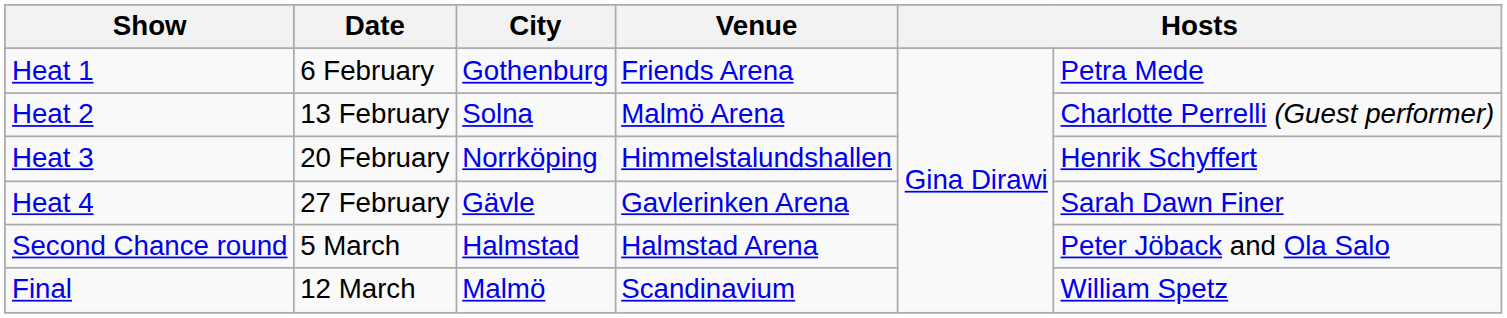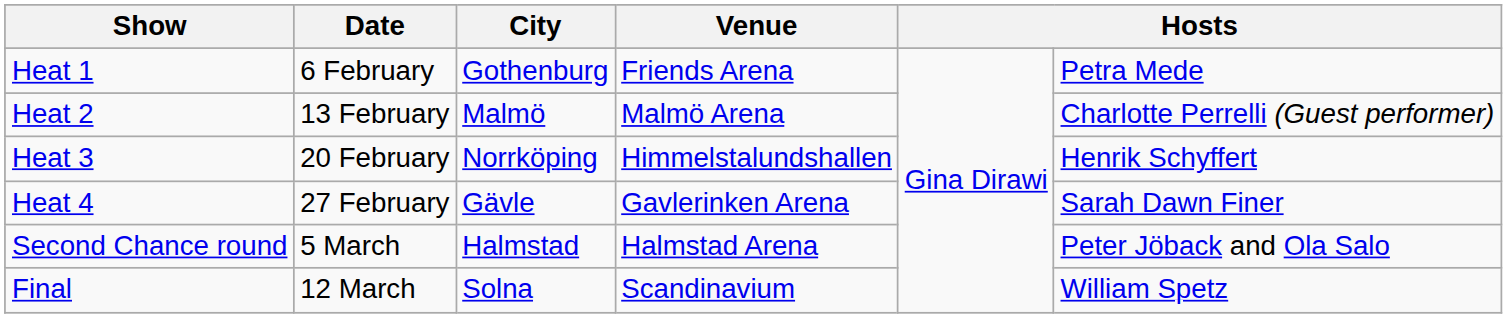(498, 114) Solna -> (504, 114) Malmö
(504, 289) Malmö -> (498, 289) Solna
